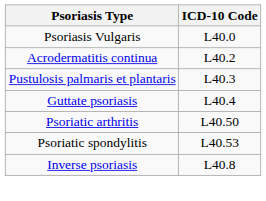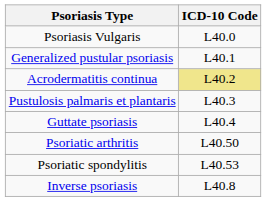+ row: (92, 58)
(220, 58) no background -> (220, 79) khaki background
